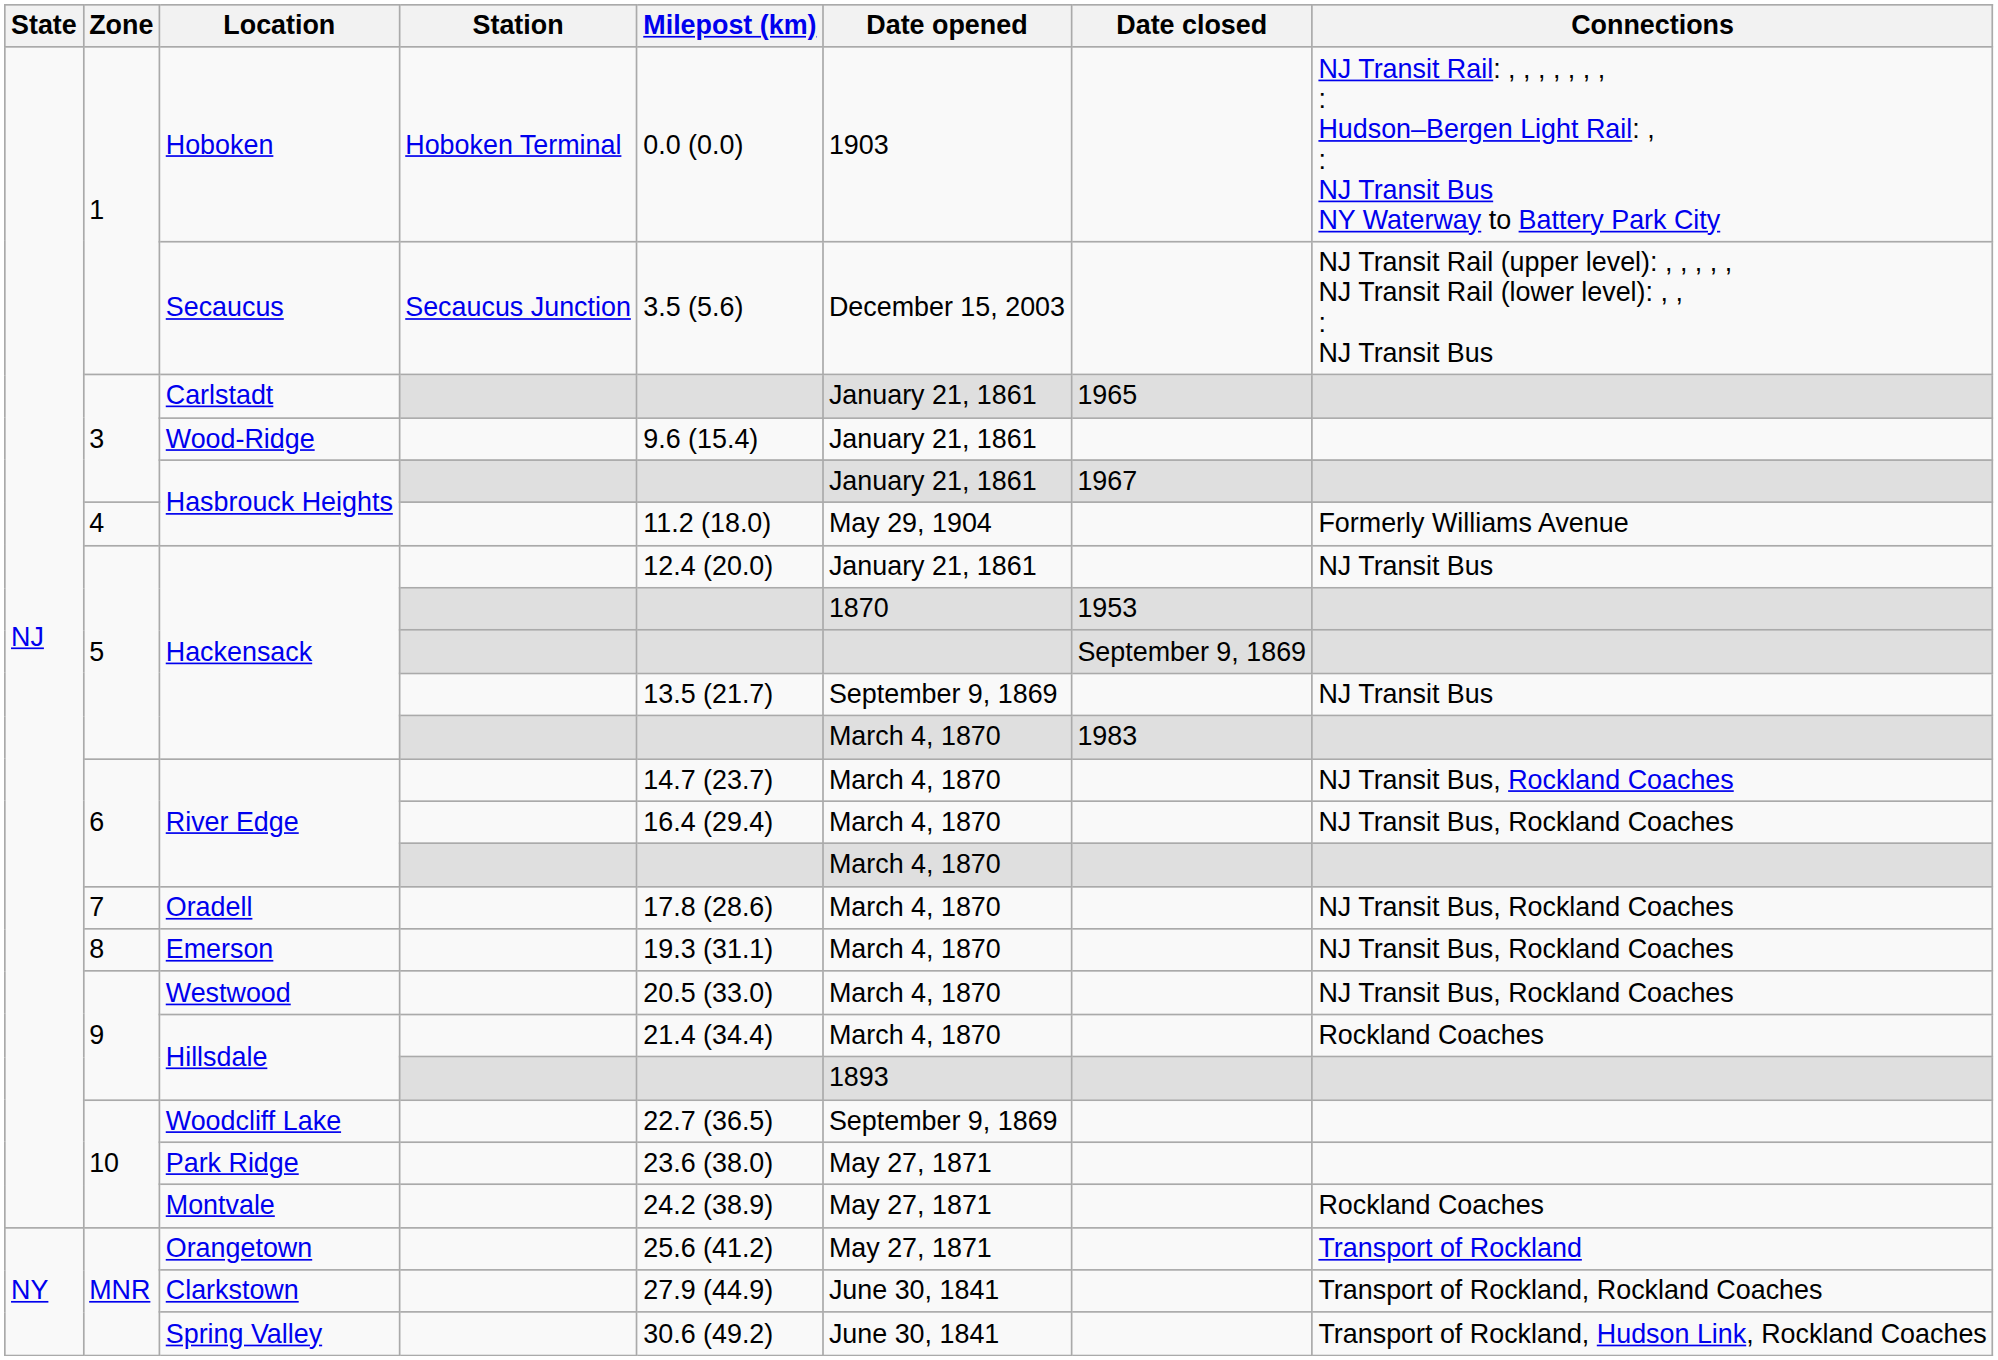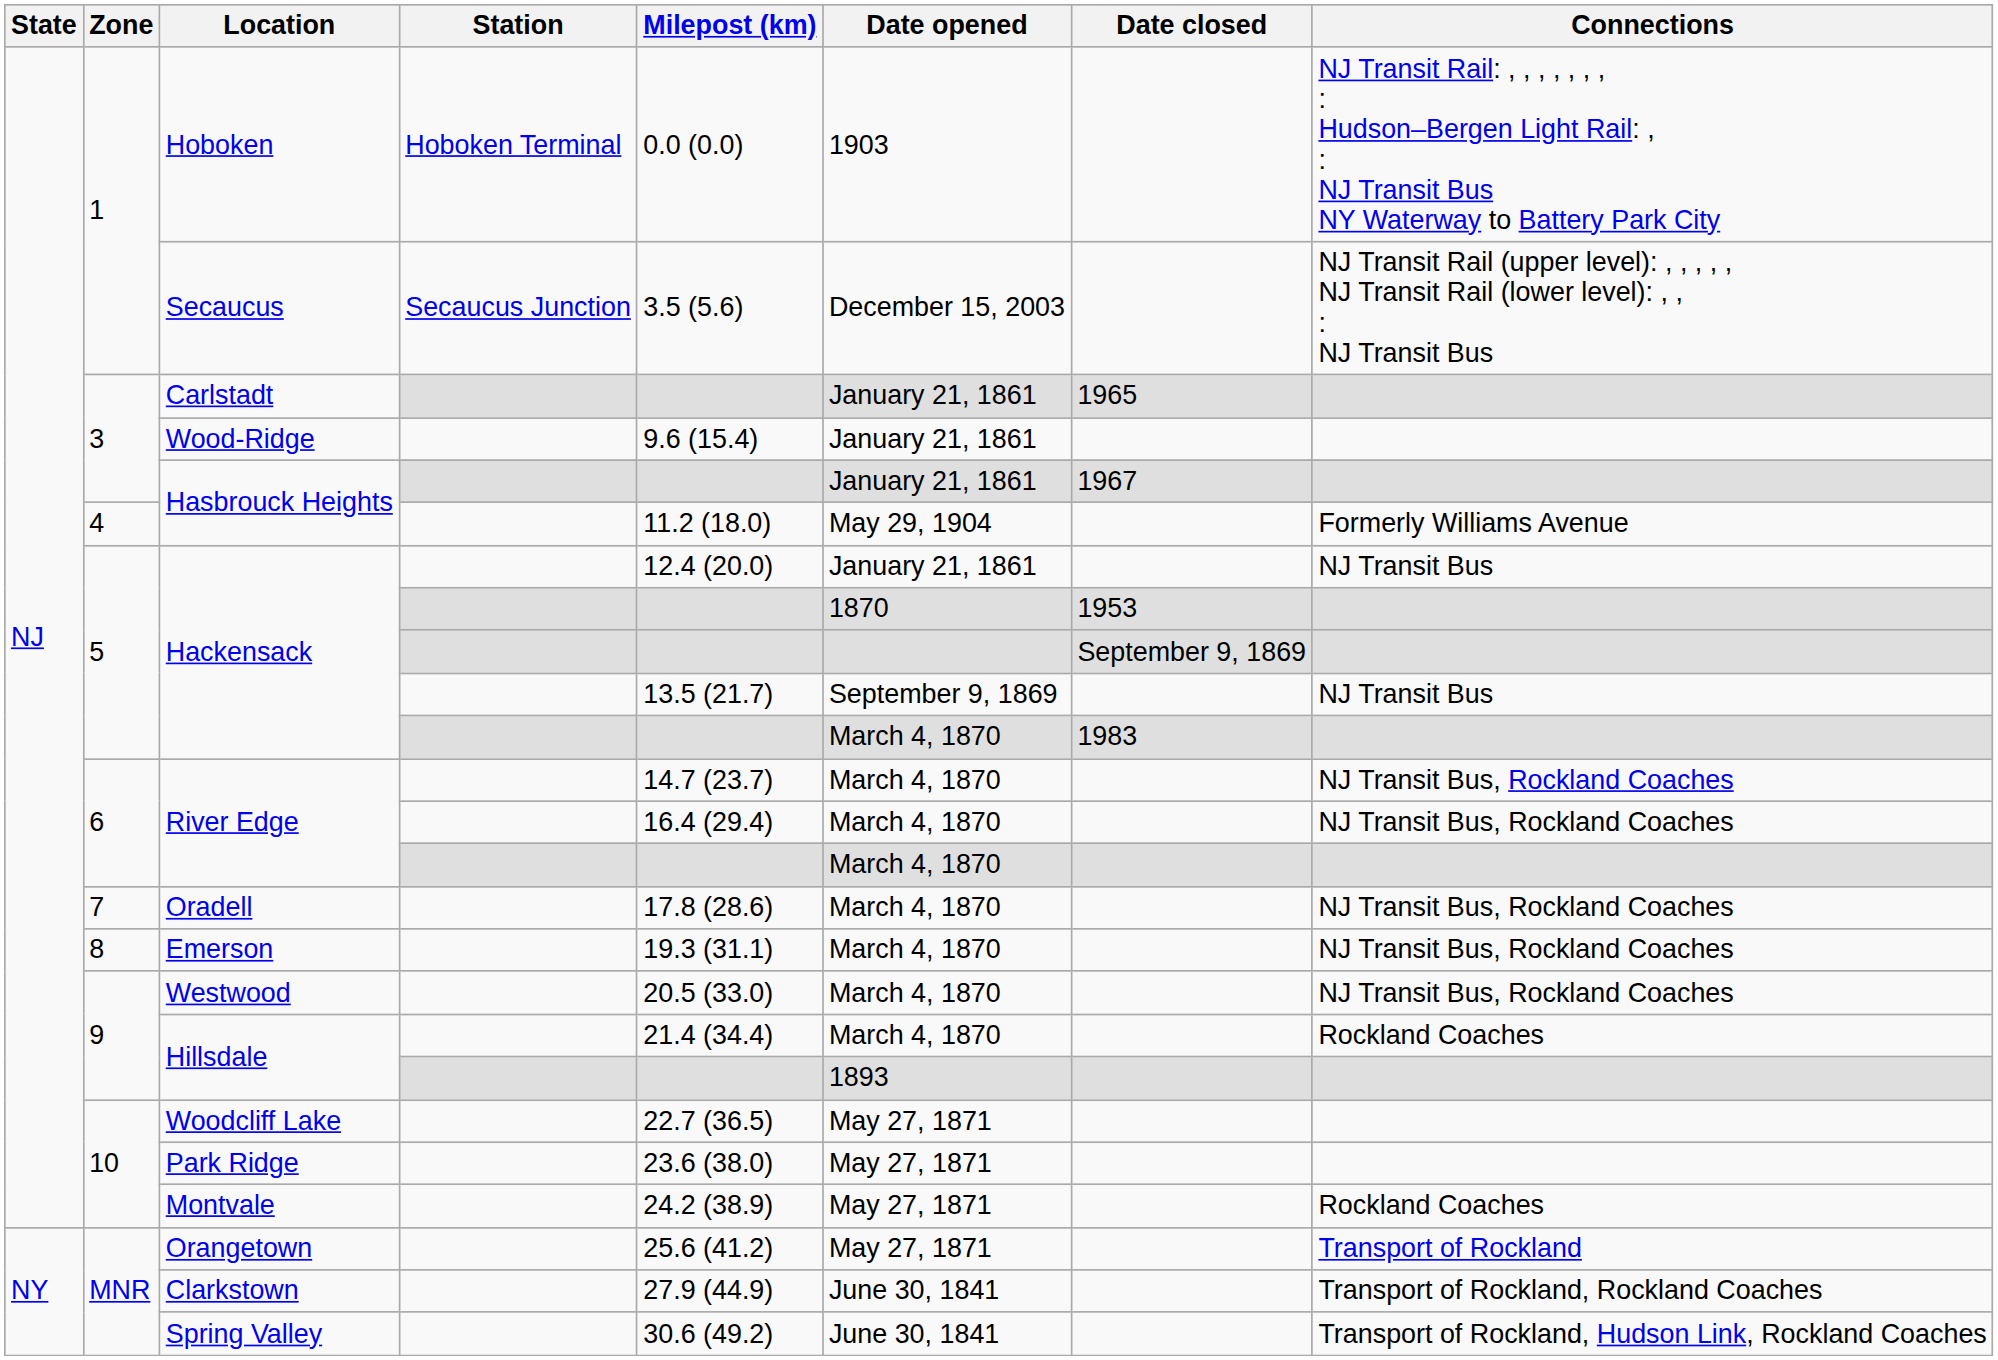(943, 1120) September 9, 1869 -> (910, 1120) May 27, 1871
